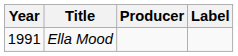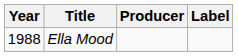(24, 39) 1991 -> (24, 39) 1988
